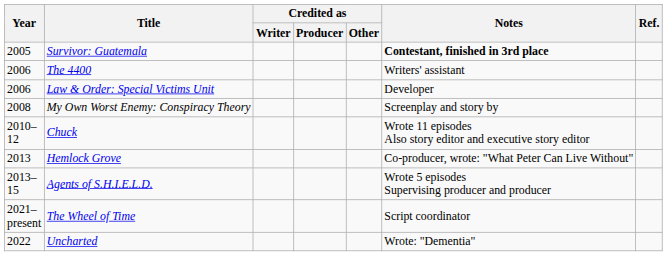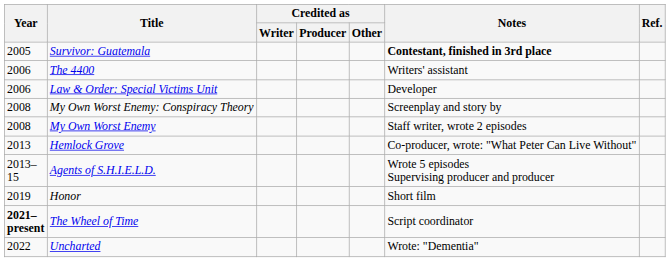+ row: (103, 126)
- row: (62, 133)
+ row: (65, 196)
(24, 216) normal -> (26, 221) bold
